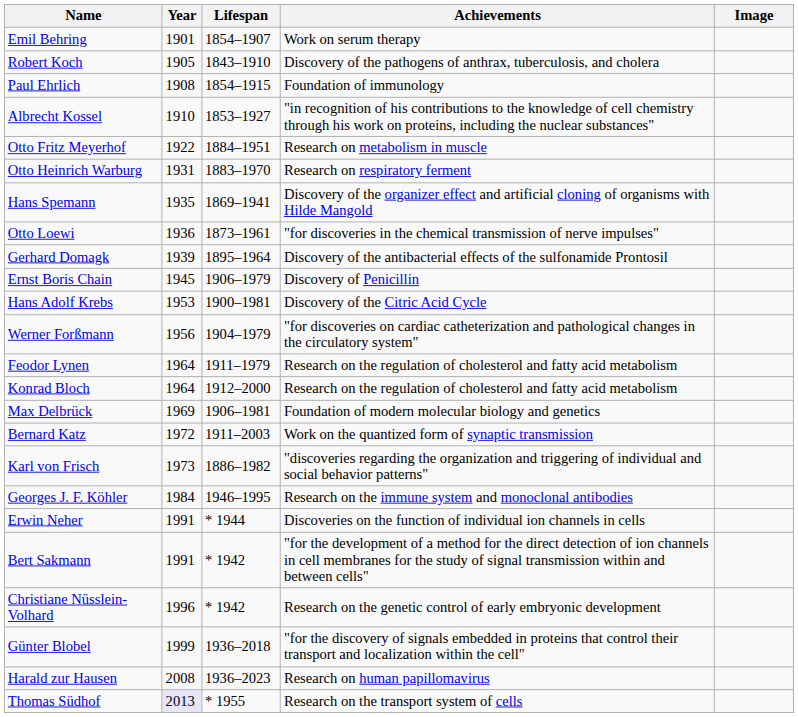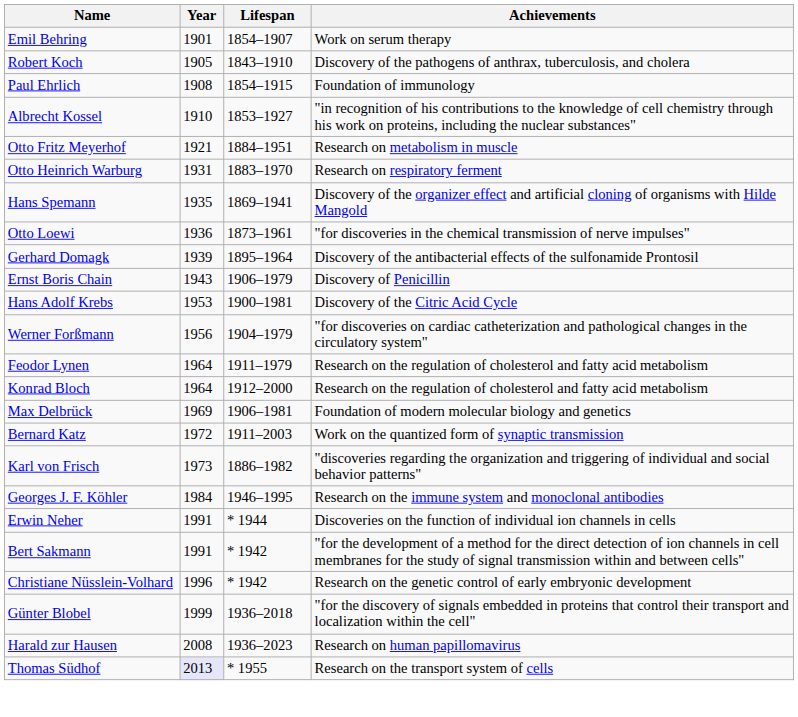- column: (754, 16)
(180, 147) 1922 -> (198, 147) 1921
(180, 279) 1945 -> (198, 279) 1943
